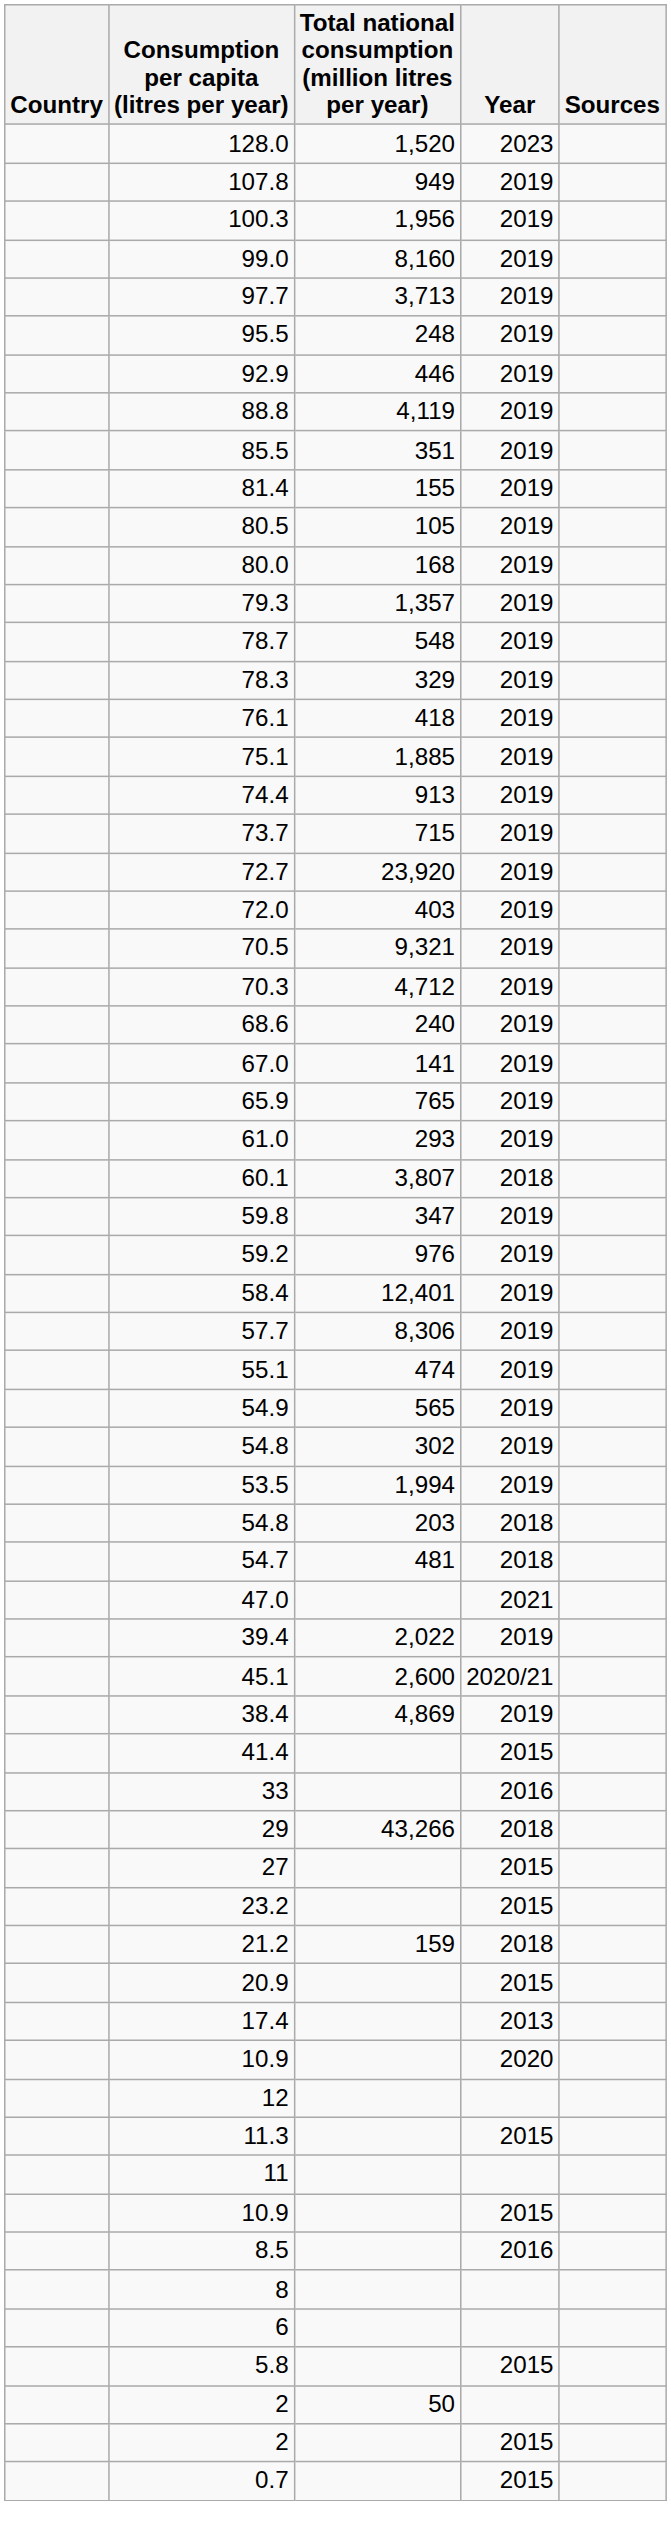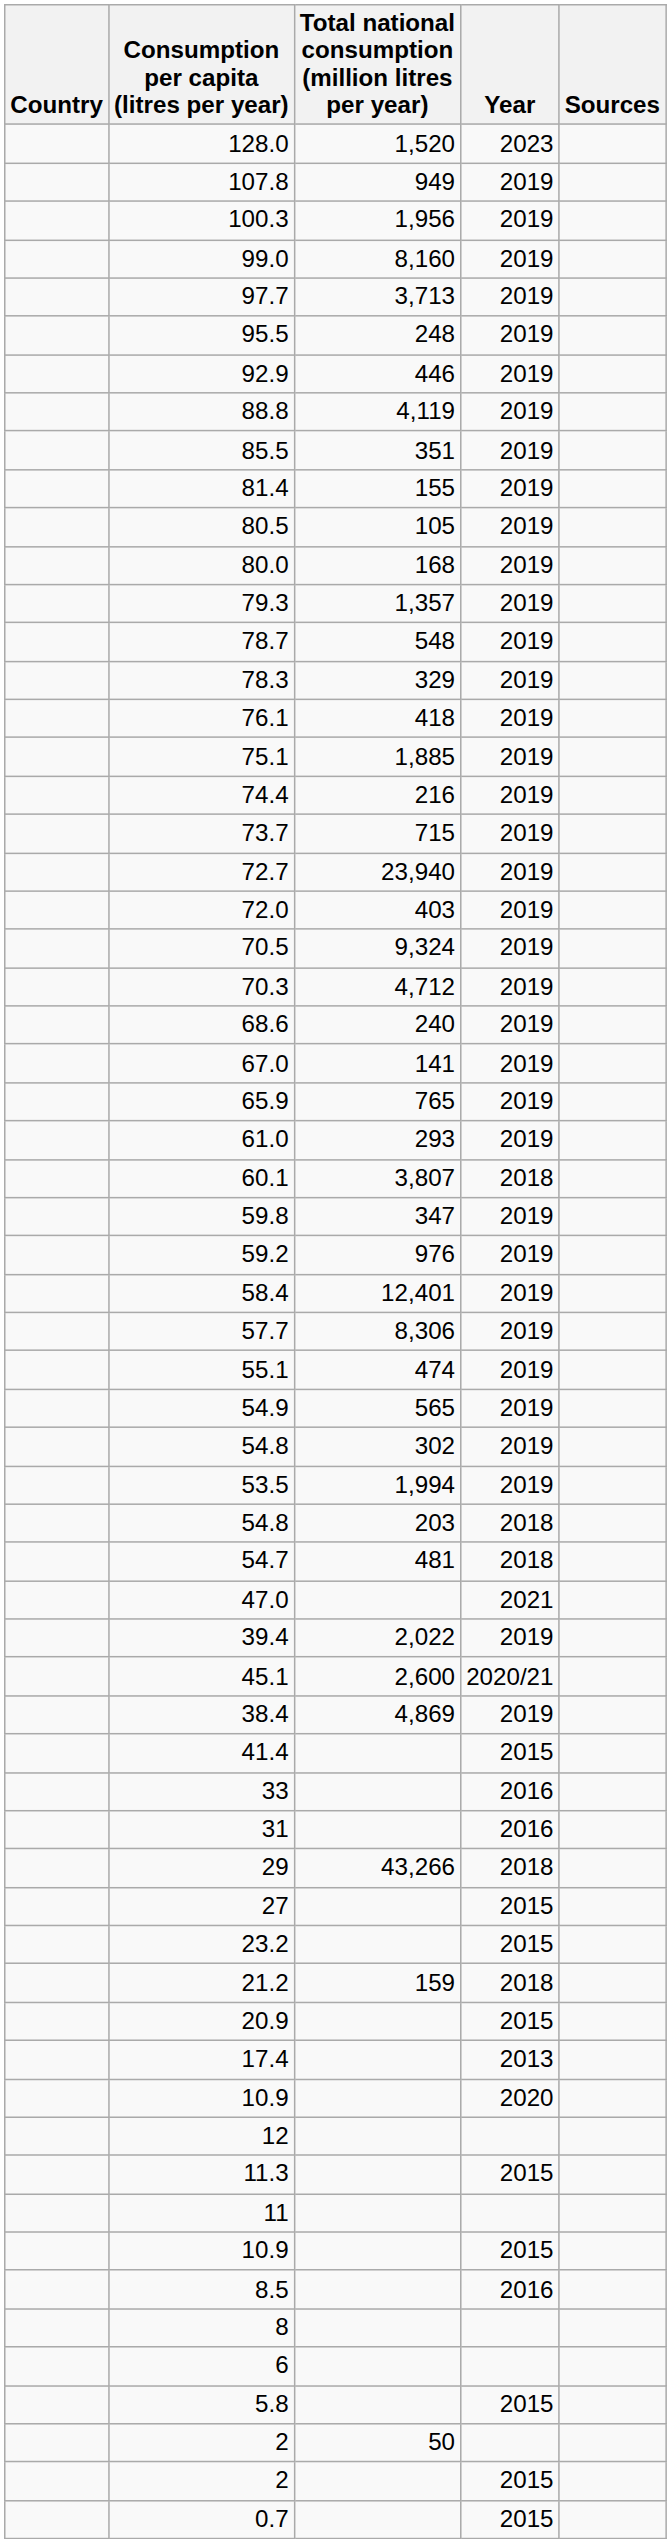(435, 794) 913 -> (435, 794) 216
(418, 871) 23,920 -> (418, 871) 23,940
(425, 948) 9,321 -> (425, 948) 9,324
+ row: (275, 1829)
